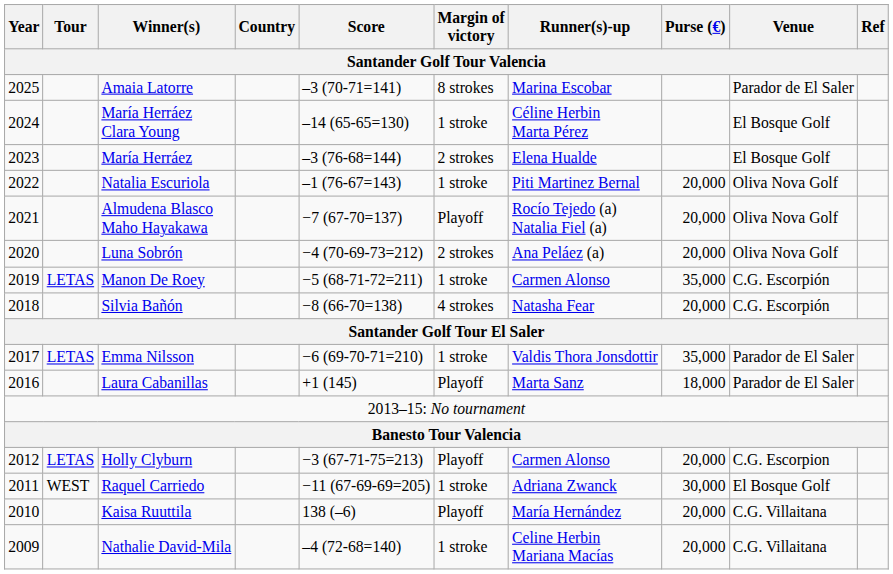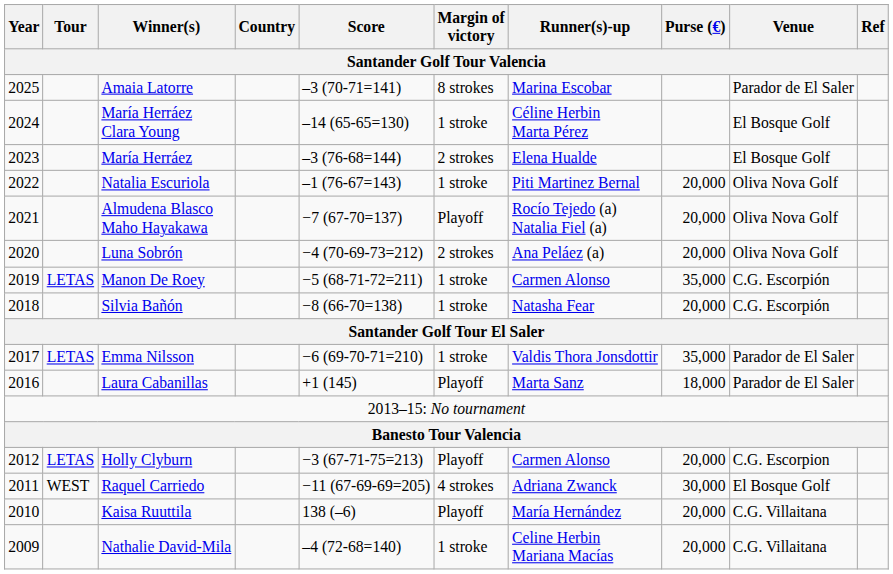(465, 305) 4 strokes -> (462, 305) 1 stroke
(462, 486) 1 stroke -> (465, 486) 4 strokes
